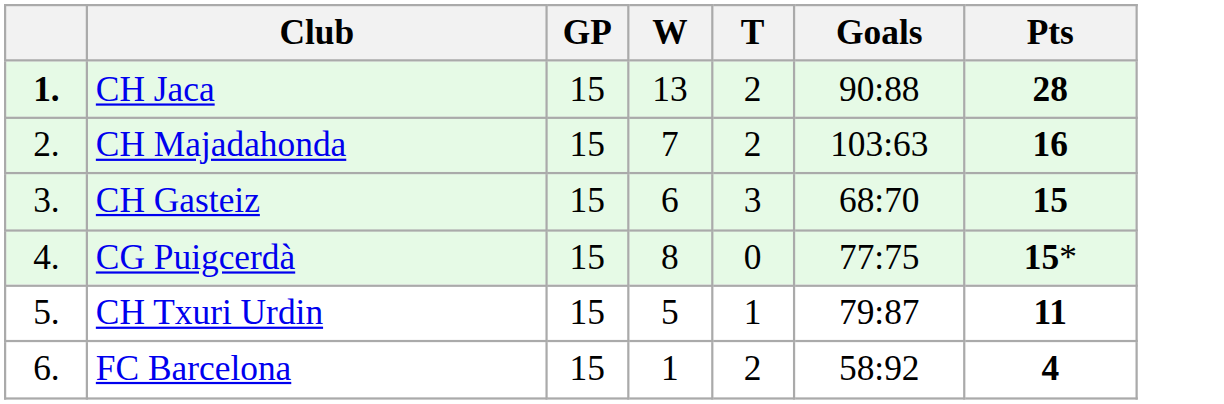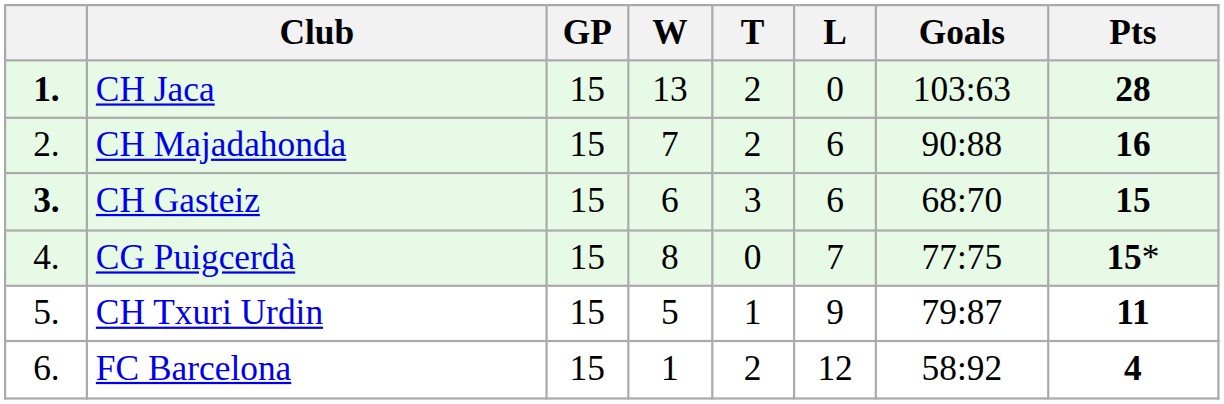+ column: (835, 32)
(879, 88) 90:88 -> (962, 88) 103:63
(879, 144) 103:63 -> (962, 144) 90:88
(46, 200) normal -> (46, 200) bold
